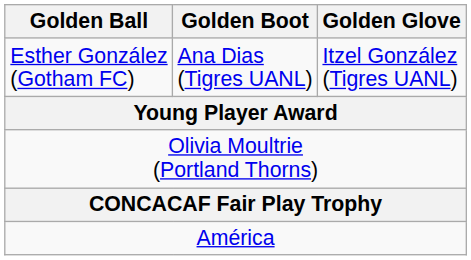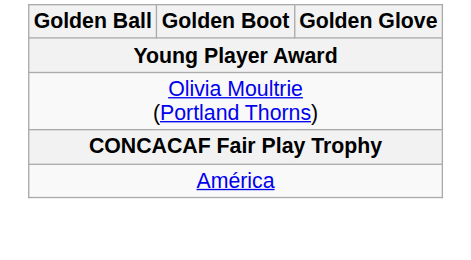- row: (89, 67)
